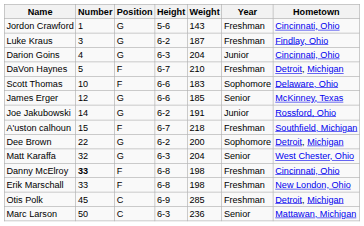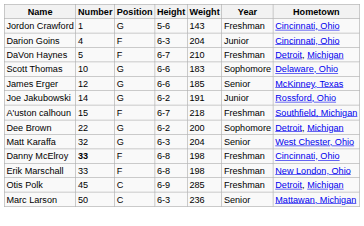- row: (29, 41)
(120, 55) G -> (119, 41) F
(119, 84) F -> (120, 69) G
